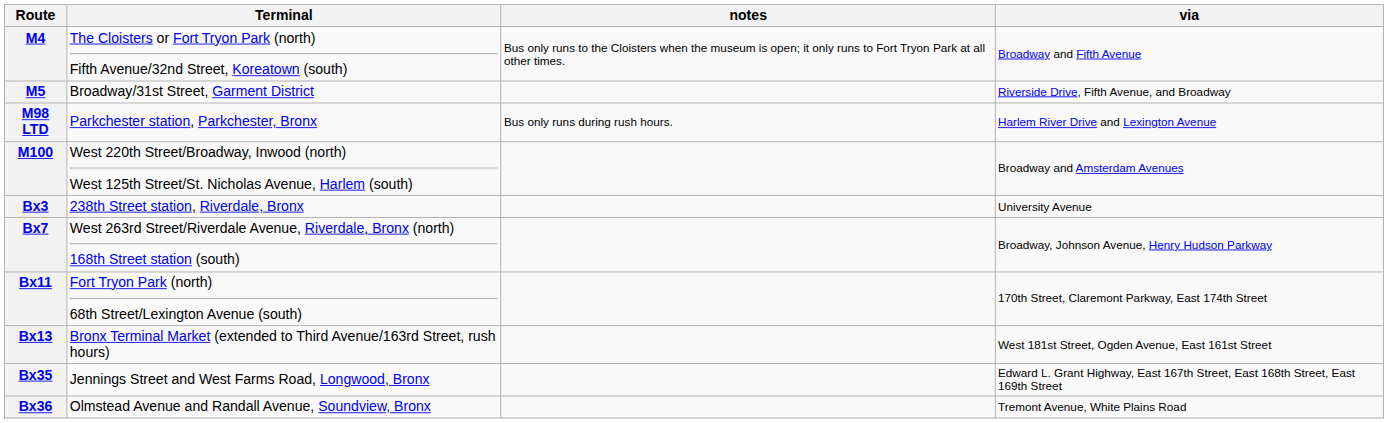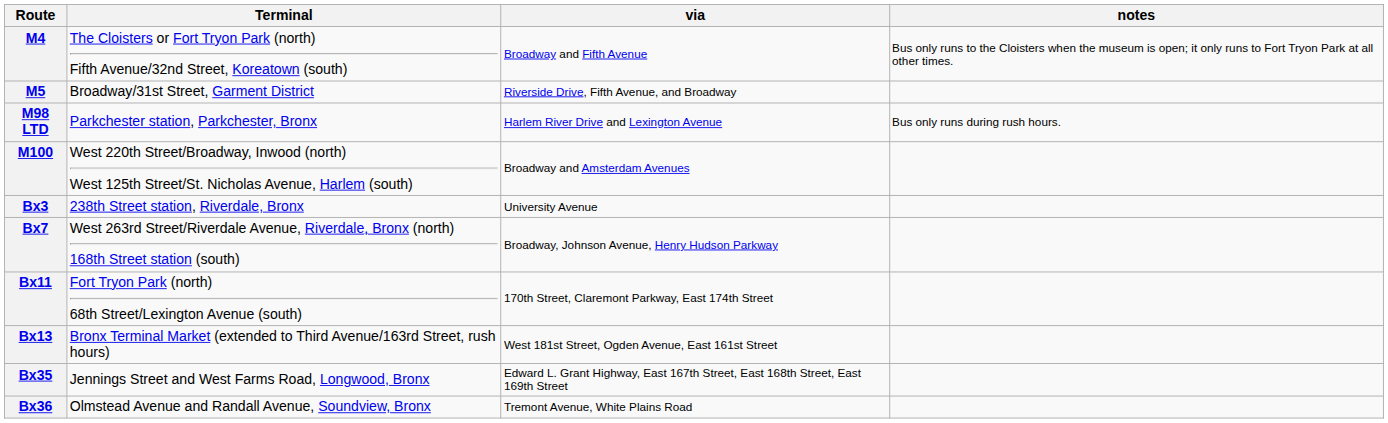columns swapped: (1189, 15) <-> (748, 15)
